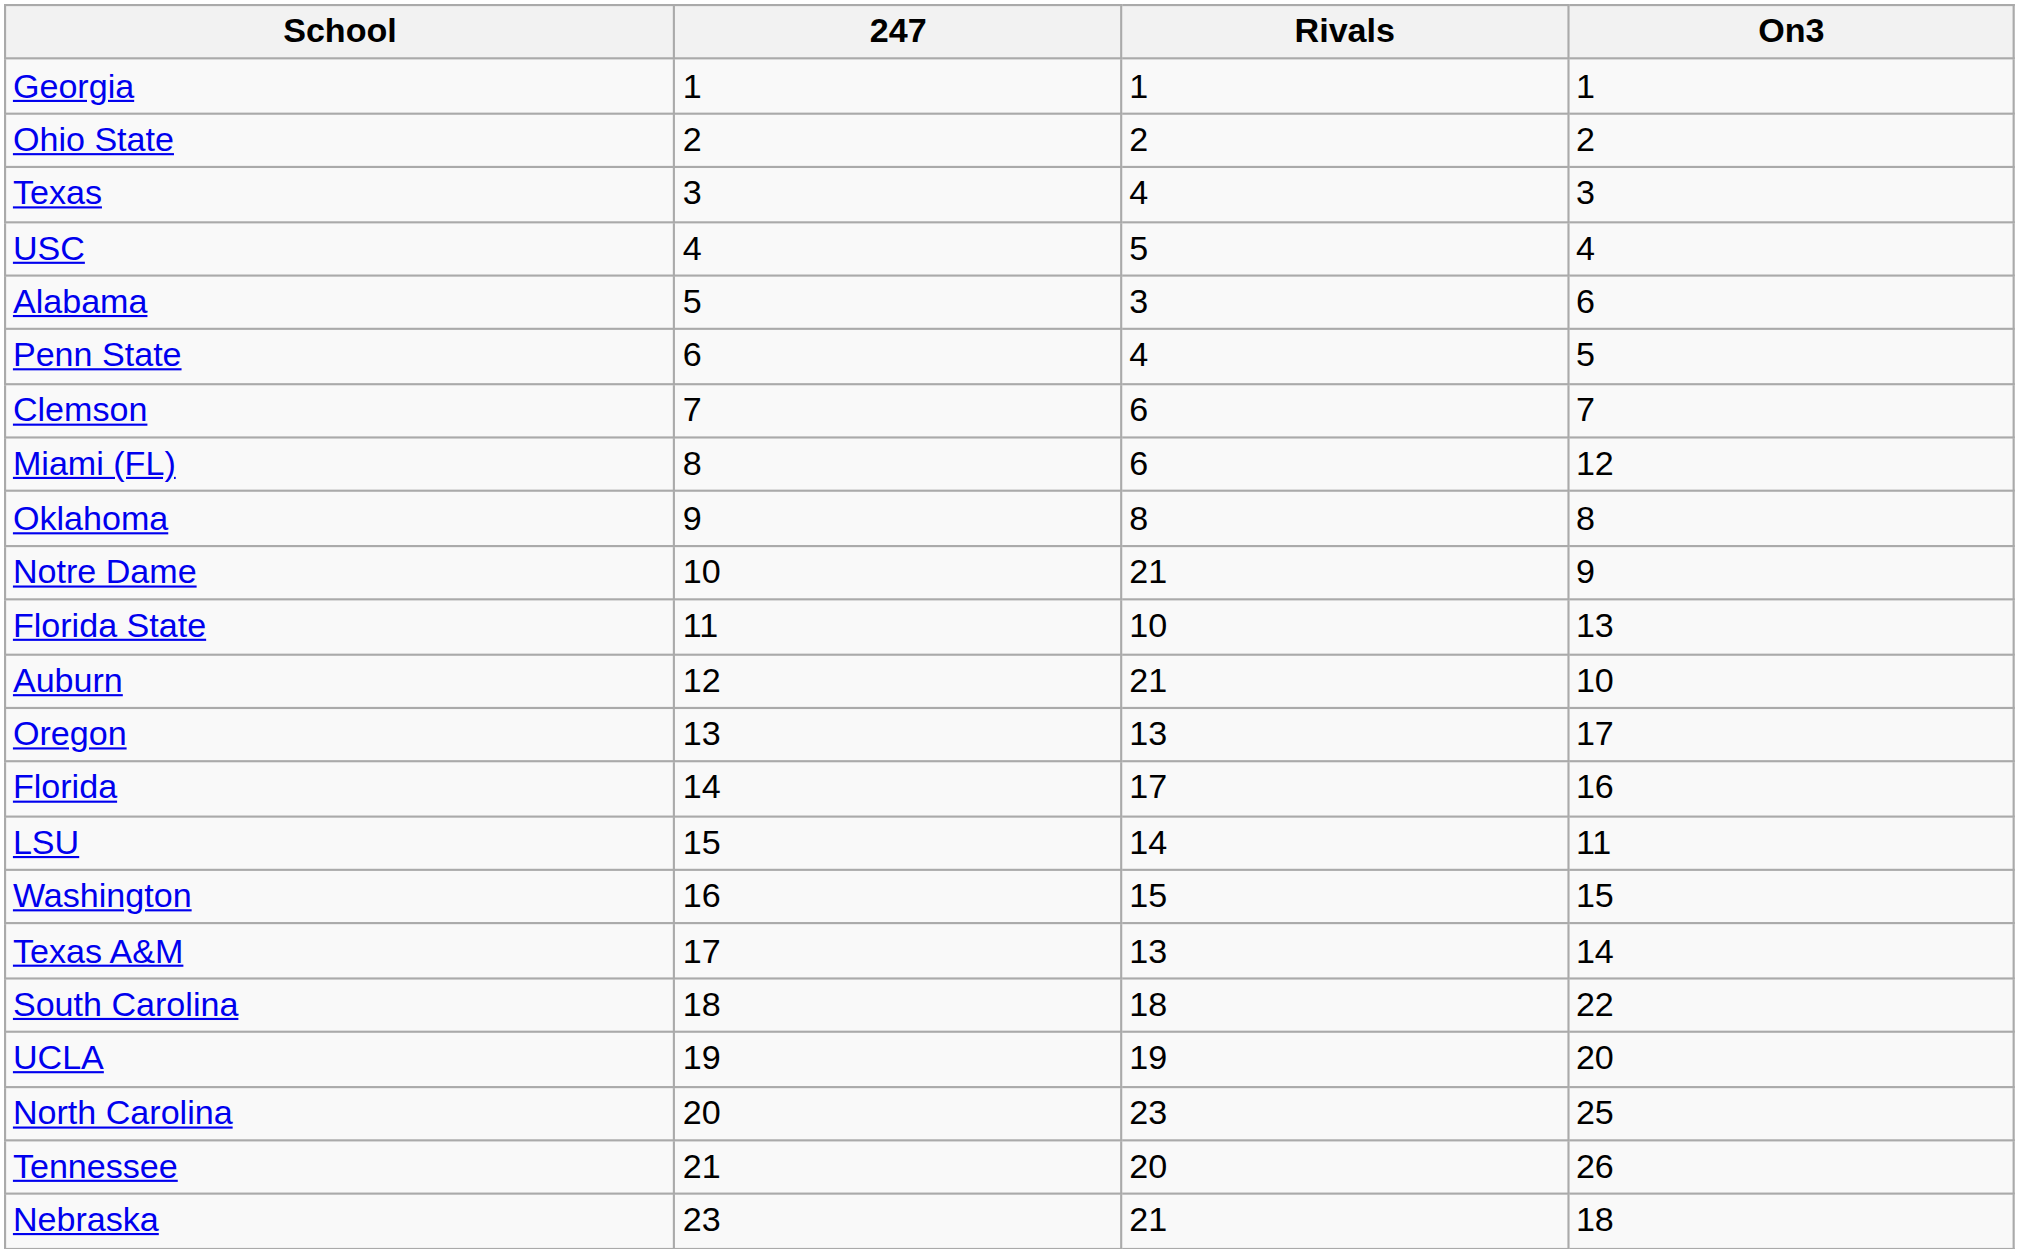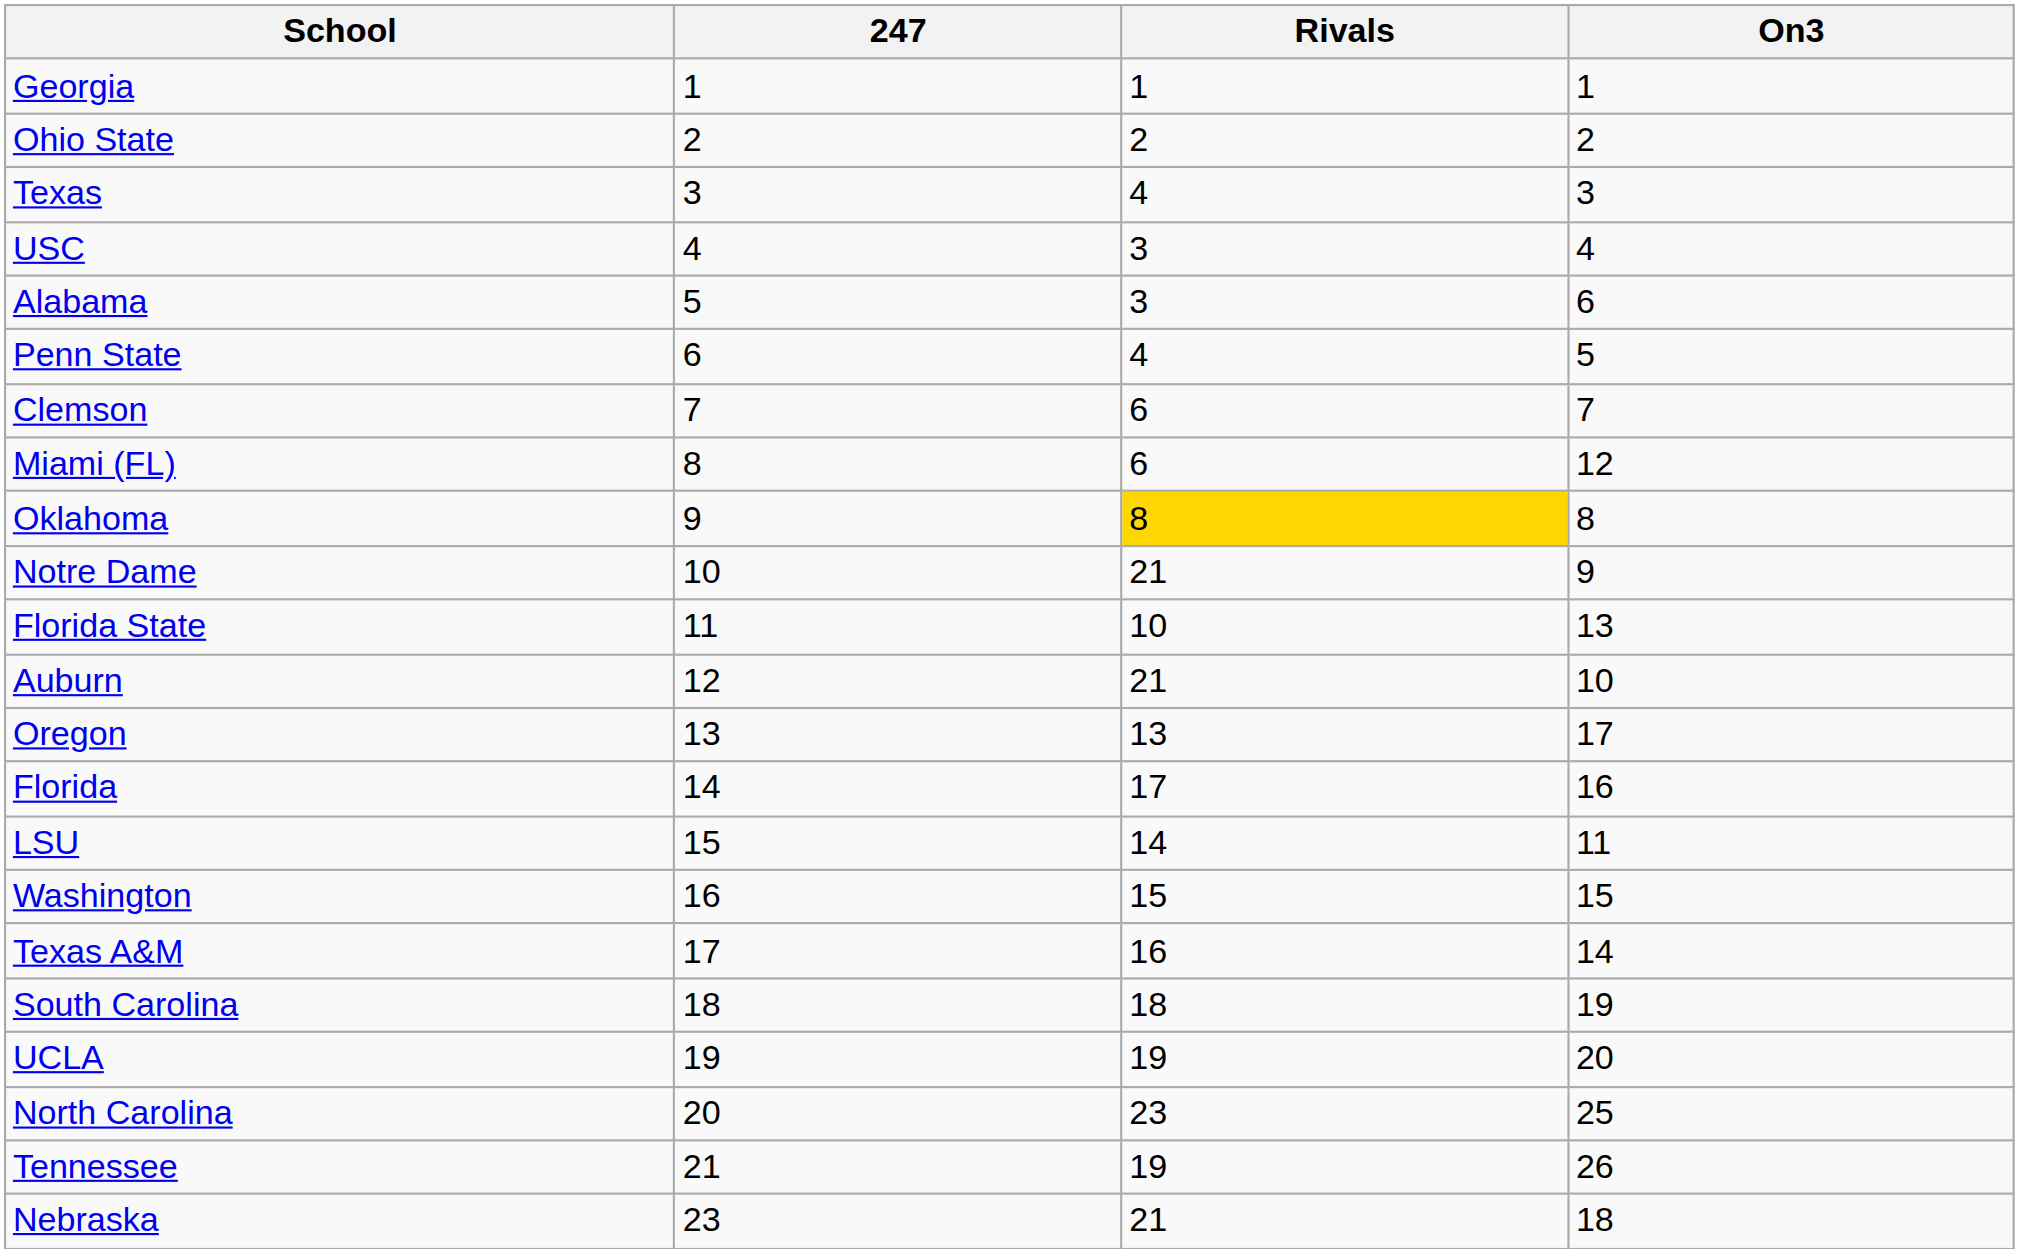(1139, 247) 5 -> (1139, 247) 3
(1139, 517) no background -> (1139, 517) gold background
(1148, 950) 13 -> (1148, 950) 16
(1595, 1004) 22 -> (1595, 1004) 19
(1148, 1166) 20 -> (1148, 1166) 19
